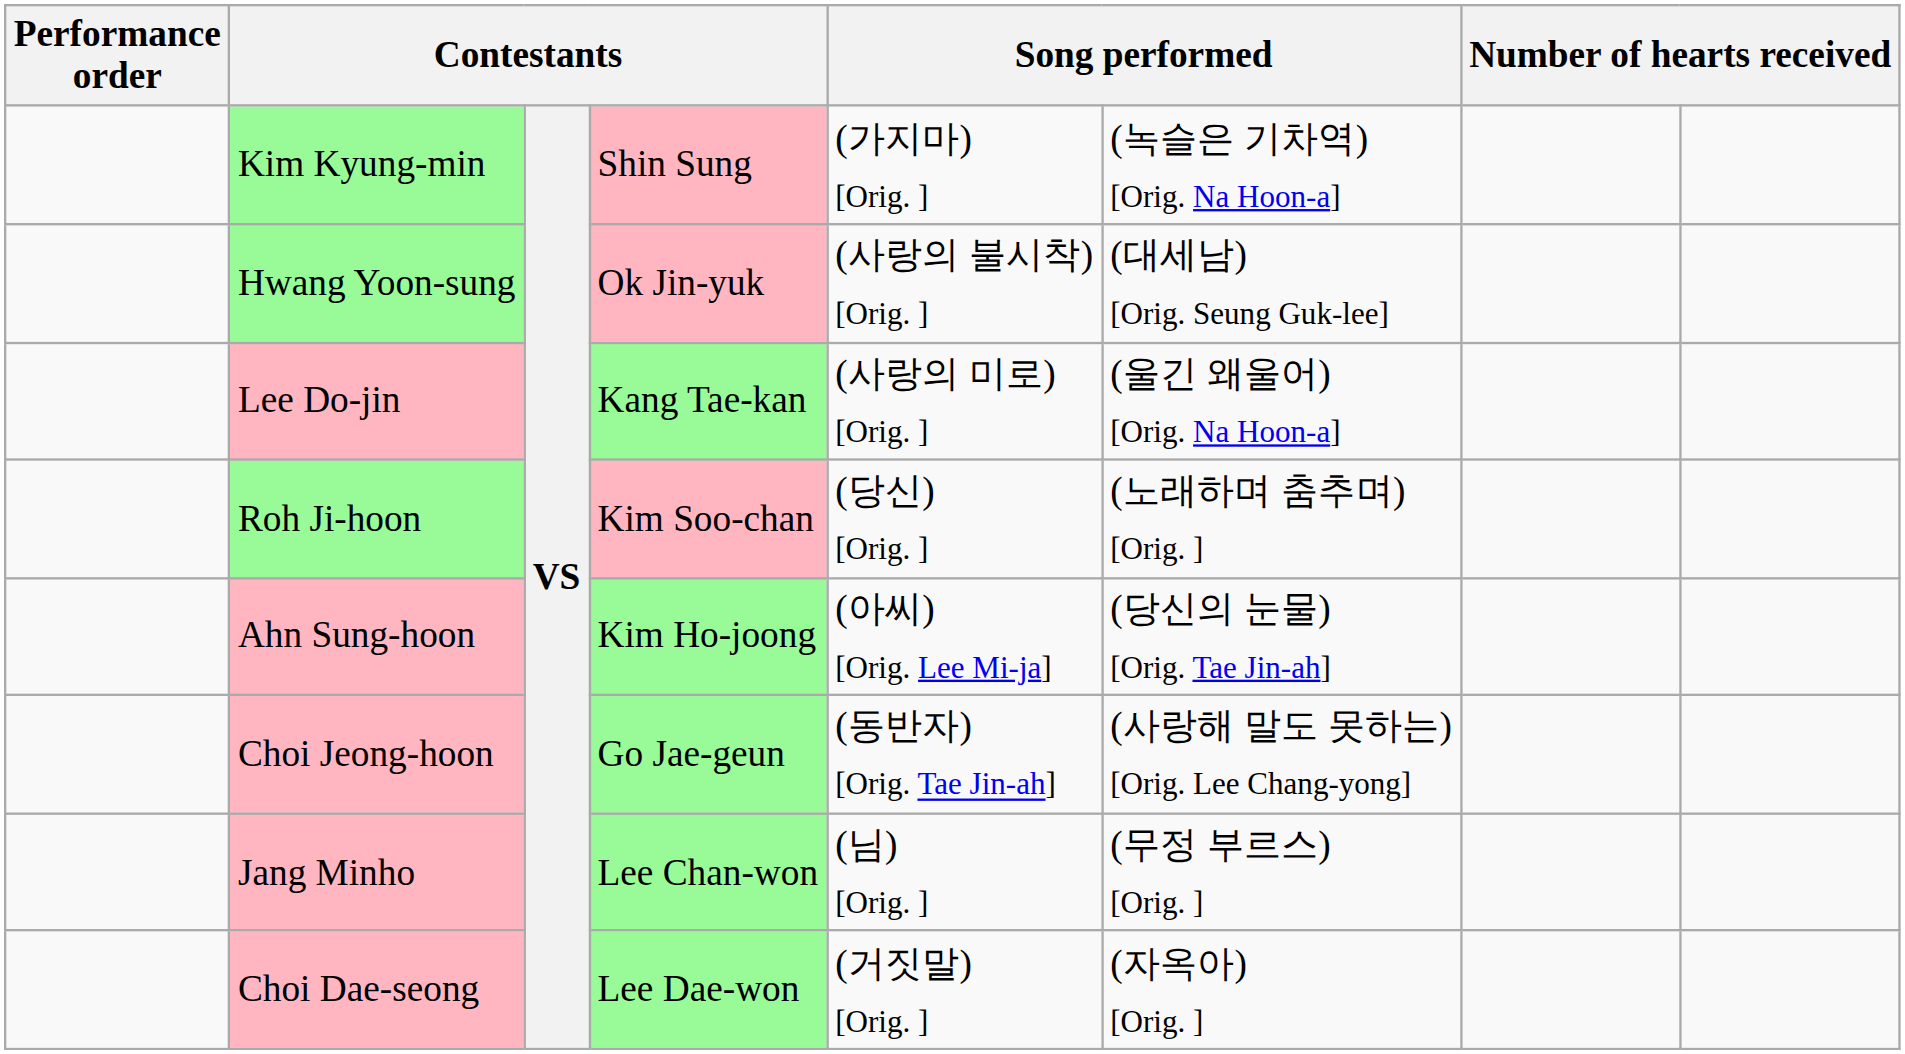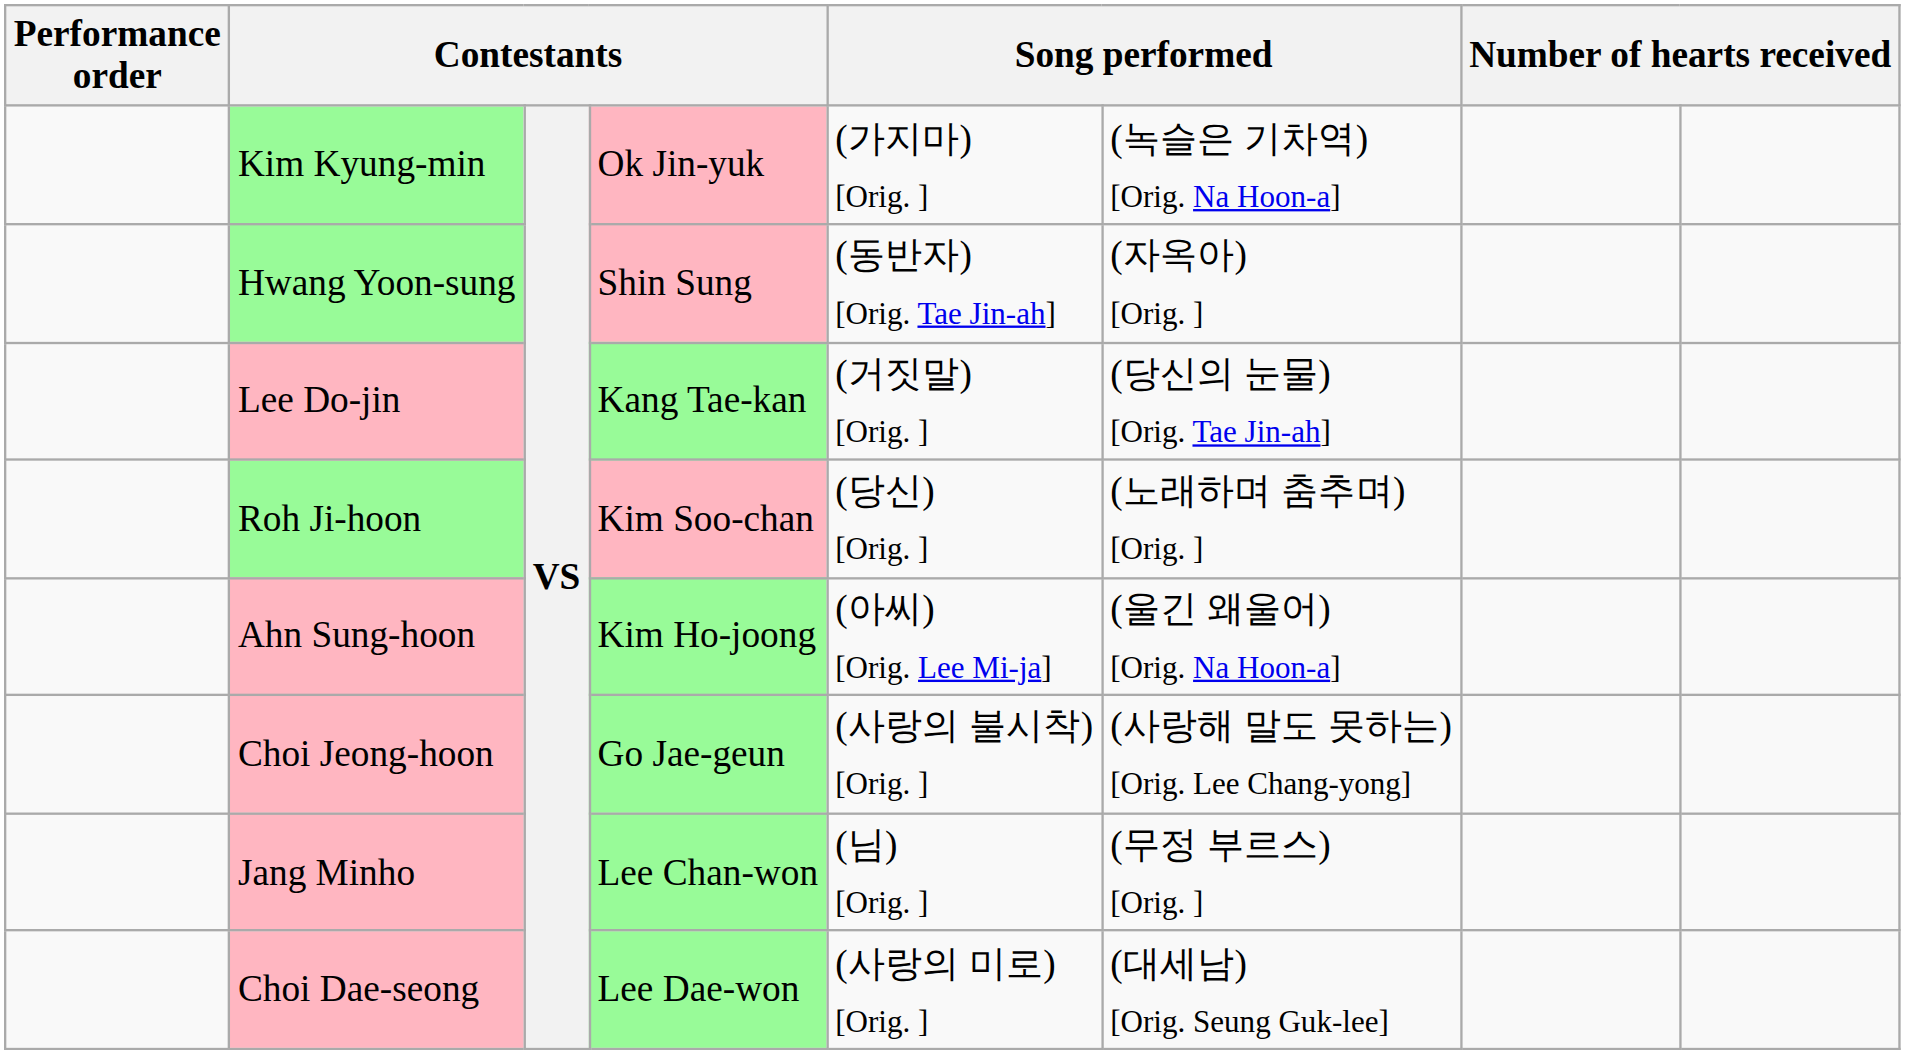(675, 164) Shin Sung -> (681, 164) Ok Jin-yuk
(681, 282) Ok Jin-yuk -> (675, 282) Shin Sung
(964, 283) (사랑의 불시착) [Orig. ] -> (946, 283) (동반자) [Orig. Tae Jin-ah]
(1250, 283) (대세남) [Orig. Seung Guk-lee] -> (1179, 283) (자옥아) [Orig. ]
(946, 401) (사랑의 미로) [Orig. ] -> (904, 401) (거짓말) [Orig. ]
(1225, 401) (울긴 왜울어) [Orig. Na Hoon-a] -> (1221, 401) (당신의 눈물) [Orig. Tae Jin-ah]
(1221, 636) (당신의 눈물) [Orig. Tae Jin-ah] -> (1225, 636) (울긴 왜울어) [Orig. Na Hoon-a]
(946, 754) (동반자) [Orig. Tae Jin-ah] -> (964, 754) (사랑의 불시착) [Orig. ]
(904, 990) (거짓말) [Orig. ] -> (946, 990) (사랑의 미로) [Orig. ]
(1179, 990) (자옥아) [Orig. ] -> (1250, 990) (대세남) [Orig. Seung Guk-lee]
